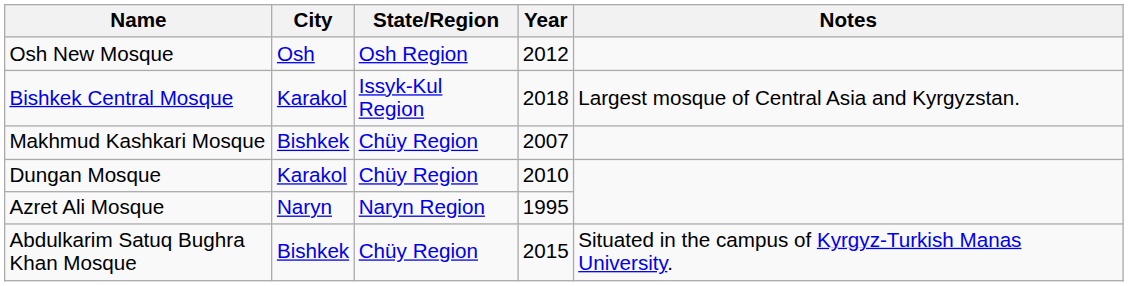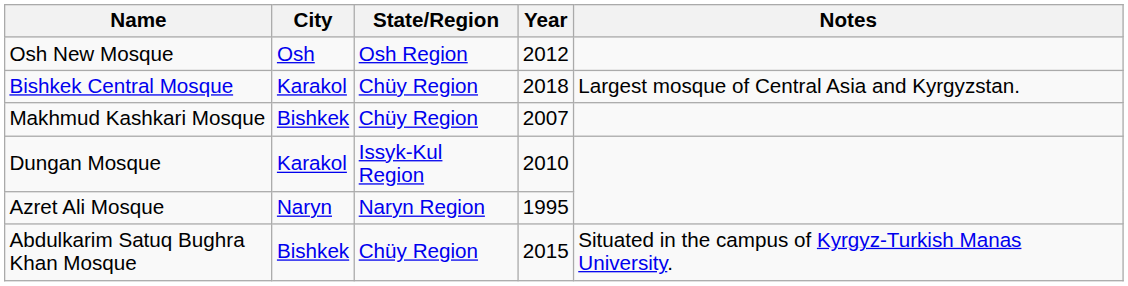(401, 97) Issyk-Kul Region -> (418, 86) Chüy Region
(418, 175) Chüy Region -> (401, 163) Issyk-Kul Region
